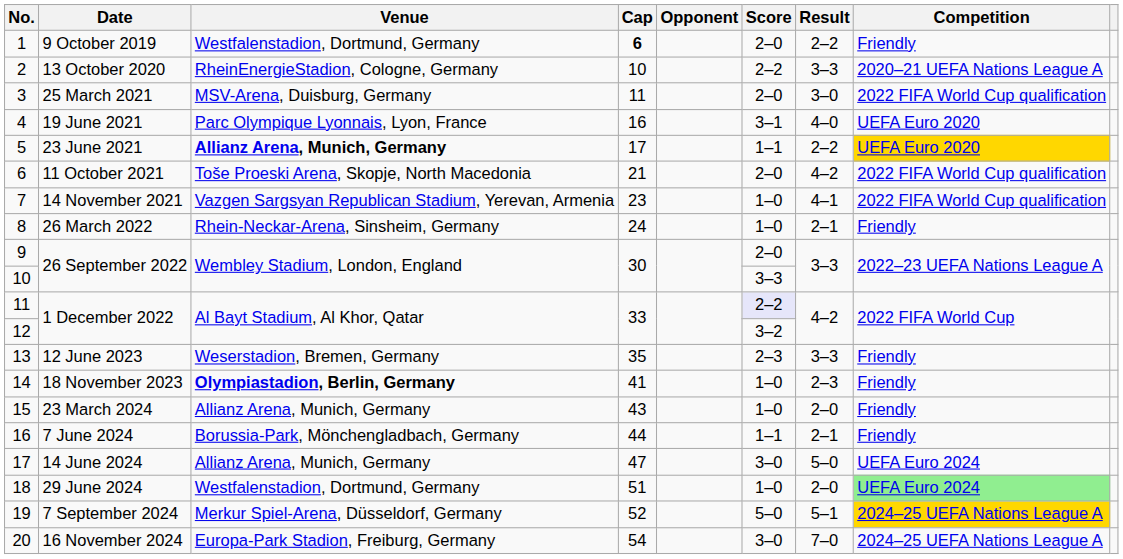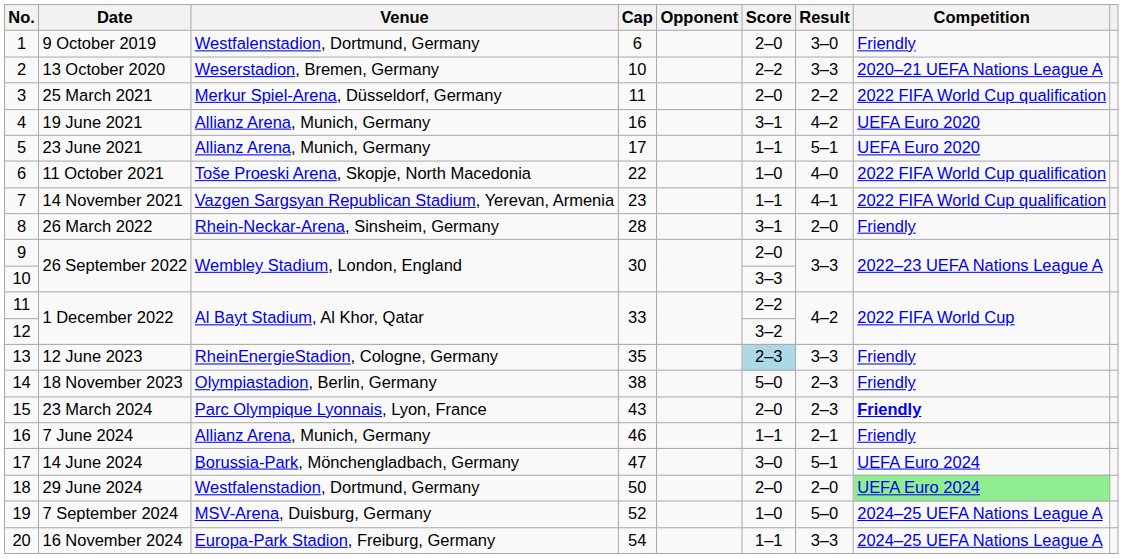(637, 43) bold -> (637, 43) normal
(824, 43) 2–2 -> (824, 43) 3–0
(346, 69) RheinEnergieStadion, Cologne, Germany -> (317, 69) Weserstadion, Bremen, Germany
(313, 95) MSV-Arena, Duisburg, Germany -> (348, 95) Merkur Spiel-Arena, Düsseldorf, Germany
(824, 95) 3–0 -> (824, 95) 2–2
(341, 122) Parc Olympique Lyonnais, Lyon, France -> (313, 122) Allianz Arena, Munich, Germany
(824, 122) 4–0 -> (824, 122) 4–2
(320, 148) bold -> (313, 148) normal
(824, 148) 2–2 -> (824, 148) 5–1
(919, 148) gold background -> (919, 148) no background
(637, 174) 21 -> (637, 174) 22
(769, 174) 2–0 -> (769, 174) 1–0
(824, 174) 4–2 -> (824, 174) 4–0
(769, 200) 1–0 -> (769, 200) 1–1
(637, 226) 24 -> (637, 226) 28
(769, 226) 1–0 -> (769, 226) 3–1
(824, 226) 2–1 -> (824, 226) 2–0
(769, 305) lavender background -> (769, 305) no background
(317, 357) Weserstadion, Bremen, Germany -> (346, 357) RheinEnergieStadion, Cologne, Germany
(769, 357) no background -> (769, 357) lightblue background
(325, 383) bold -> (316, 383) normal
(637, 383) 41 -> (637, 383) 38
(769, 383) 1–0 -> (769, 383) 5–0
(313, 409) Allianz Arena, Munich, Germany -> (341, 409) Parc Olympique Lyonnais, Lyon, France
(769, 409) 1–0 -> (769, 409) 2–0
(824, 409) 2–0 -> (824, 409) 2–3
(887, 409) normal -> (889, 409) bold
(357, 435) Borussia-Park, Mönchengladbach, Germany -> (313, 435) Allianz Arena, Munich, Germany
(637, 435) 44 -> (637, 435) 46
(313, 461) Allianz Arena, Munich, Germany -> (357, 461) Borussia-Park, Mönchengladbach, Germany
(824, 461) 5–0 -> (824, 461) 5–1
(637, 488) 51 -> (637, 488) 50
(769, 488) 1–0 -> (769, 488) 2–0
(348, 514) Merkur Spiel-Arena, Düsseldorf, Germany -> (313, 514) MSV-Arena, Duisburg, Germany
(769, 514) 5–0 -> (769, 514) 1–0
(824, 514) 5–1 -> (824, 514) 5–0
(980, 514) gold background -> (980, 514) no background
(769, 540) 3–0 -> (769, 540) 1–1
(824, 540) 7–0 -> (824, 540) 3–3
